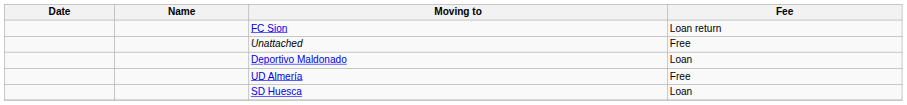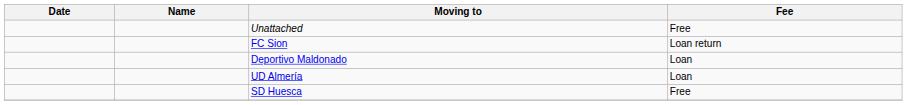rows swapped: (277, 44) <-> (269, 28)
(680, 76) Free -> (681, 76) Loan
(681, 92) Loan -> (680, 92) Free
